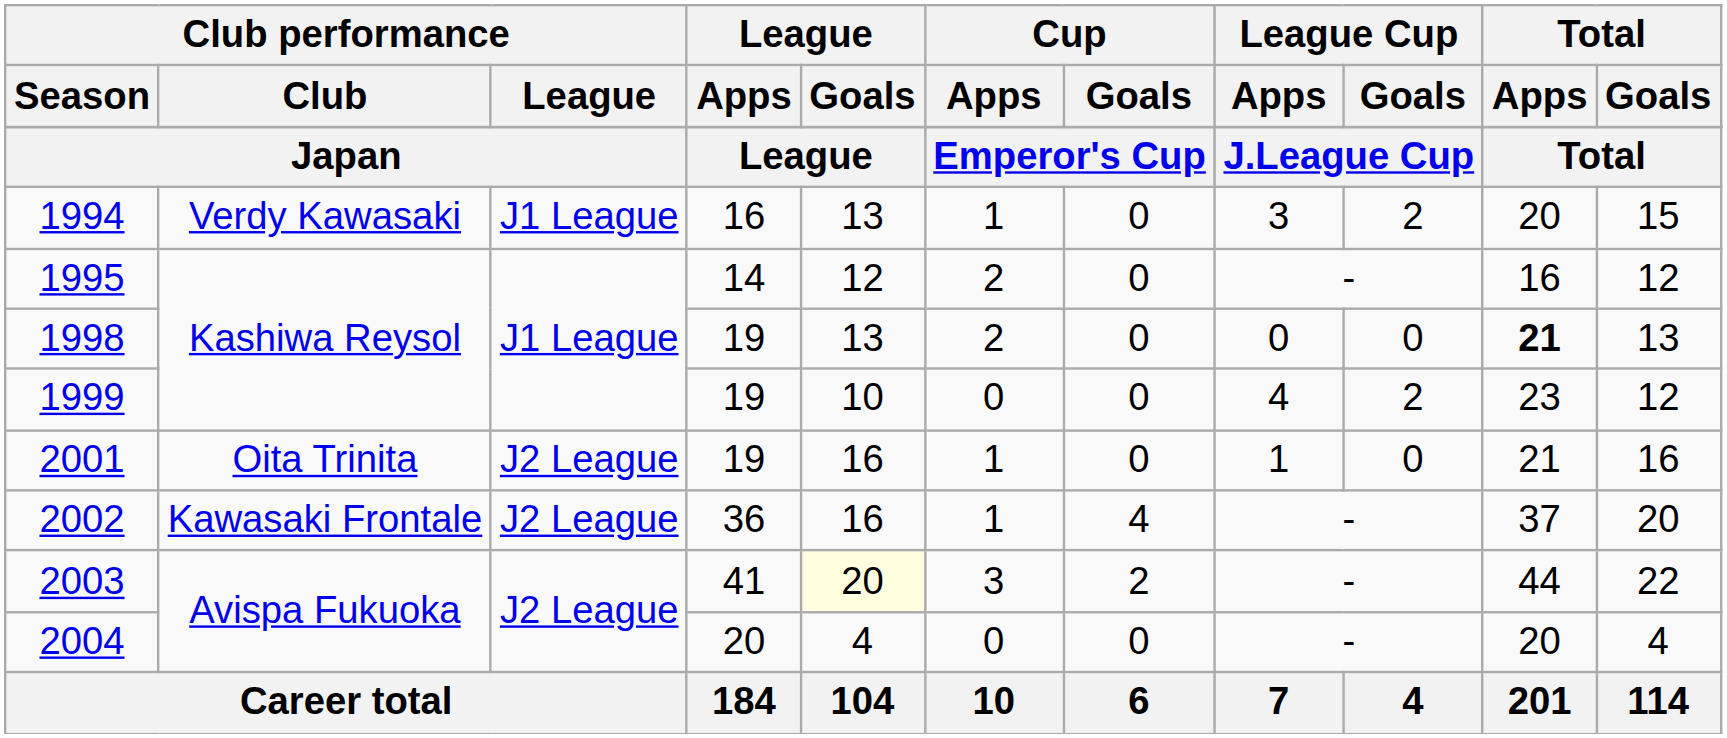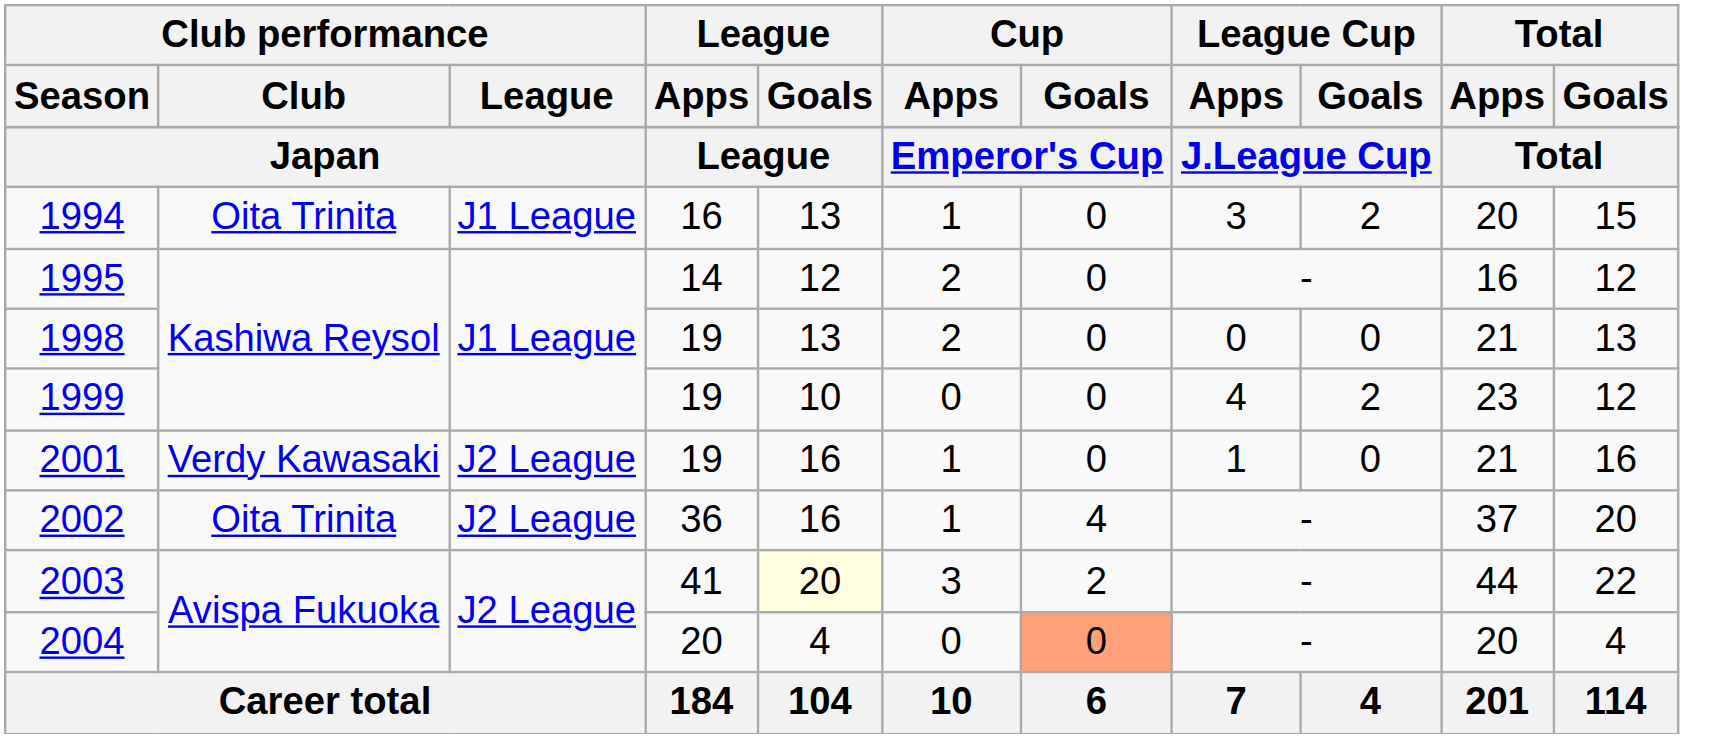(325, 216) Verdy Kawasaki -> (304, 216) Oita Trinita
(1540, 338) bold -> (1497, 338) normal
(325, 459) Oita Trinita -> (304, 459) Verdy Kawasaki
(325, 519) Kawasaki Frontale -> (304, 519) Oita Trinita
(1139, 641) no background -> (1096, 641) lightsalmon background
